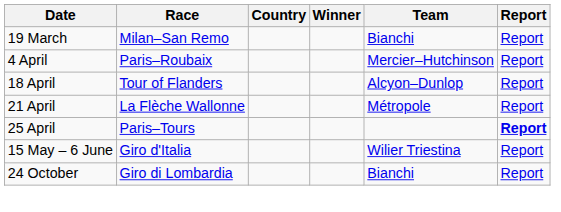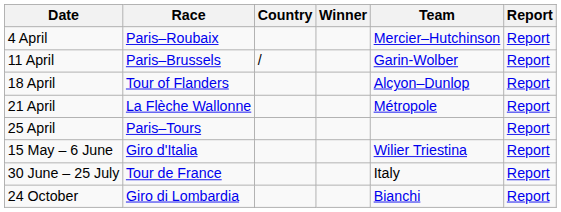- row: (37, 38)
+ row: (31, 60)
(523, 128) bold -> (528, 128) normal
+ row: (64, 173)
